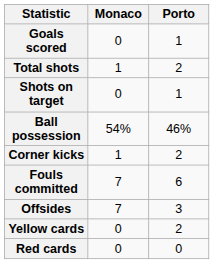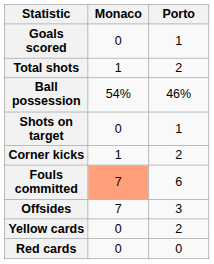rows swapped: (46, 94) <-> (46, 128)
(118, 182) no background -> (118, 182) lightsalmon background
